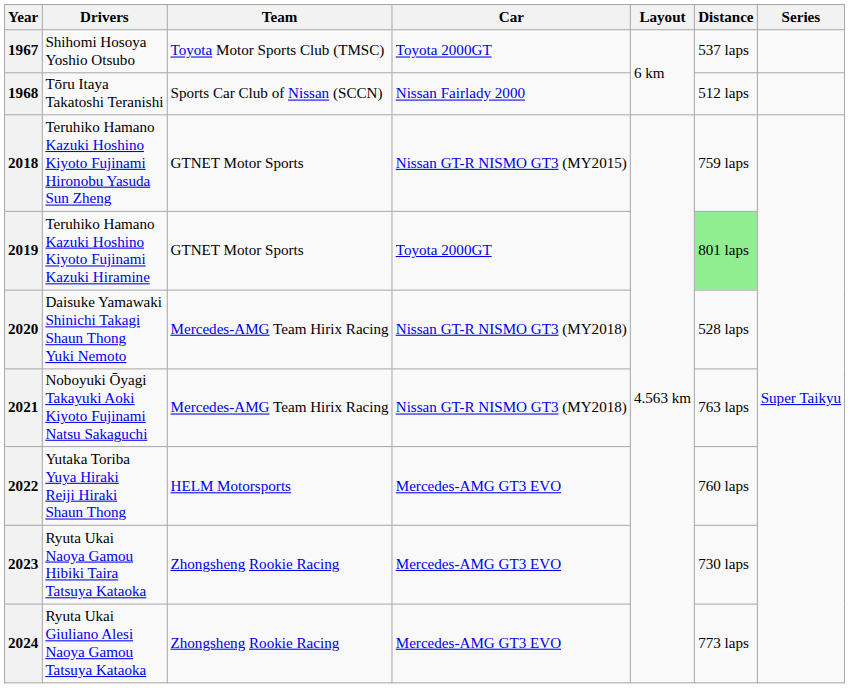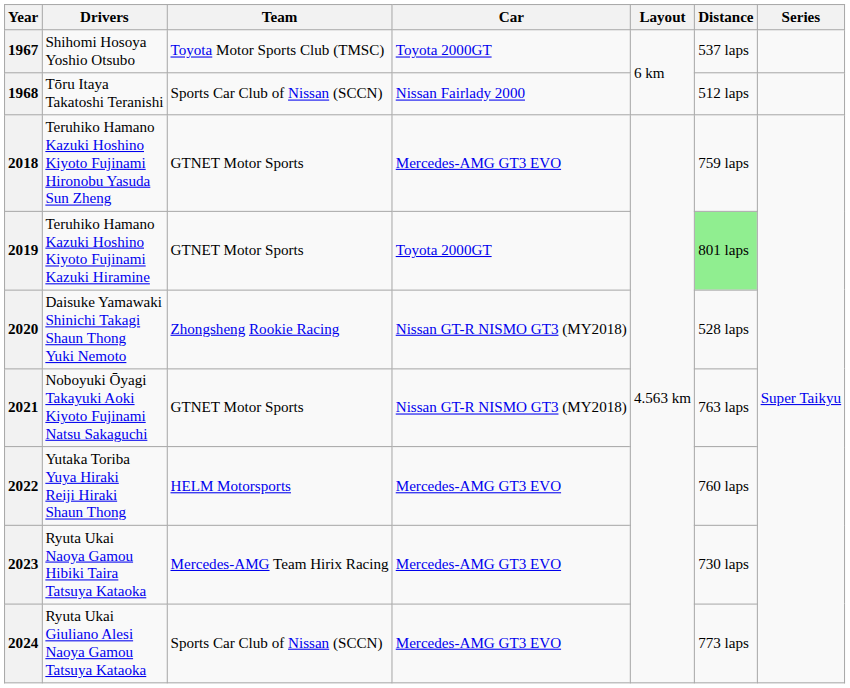(511, 163) Nissan GT-R NISMO GT3 (MY2015) -> (478, 163) Mercedes-AMG GT3 EVO
(280, 329) Mercedes-AMG Team Hirix Racing -> (255, 329) Zhongsheng Rookie Racing
(280, 407) Mercedes-AMG Team Hirix Racing -> (237, 407) GTNET Motor Sports
(255, 564) Zhongsheng Rookie Racing -> (280, 564) Mercedes-AMG Team Hirix Racing
(255, 643) Zhongsheng Rookie Racing -> (277, 643) Sports Car Club of Nissan (SCCN)
